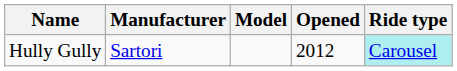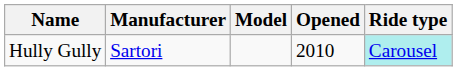(315, 50) 2012 -> (315, 50) 2010
